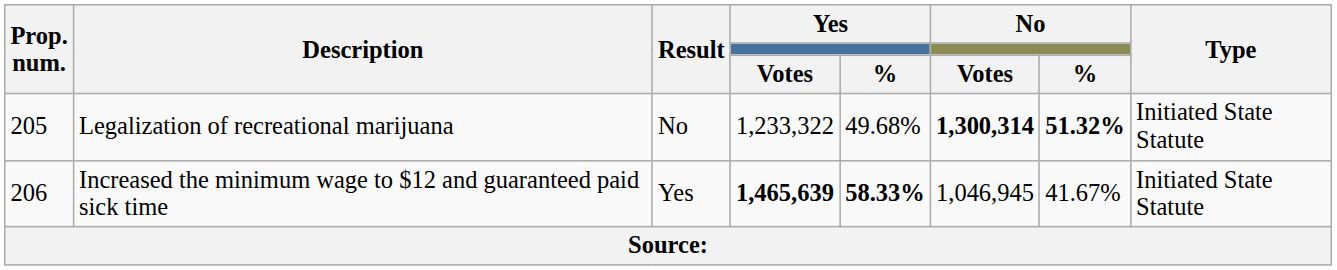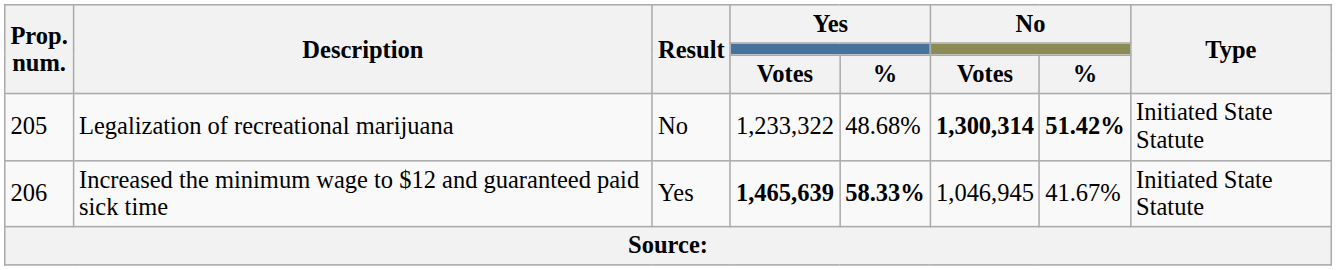(883, 126) 49.68% -> (883, 126) 48.68%
(1085, 126) 51.32% -> (1085, 126) 51.42%
